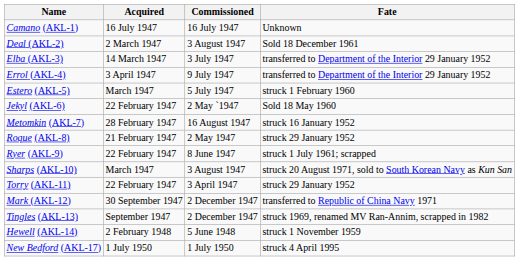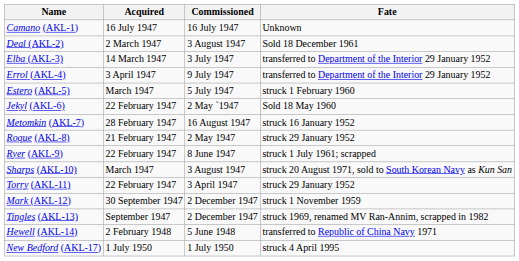(350, 201) transferred to Republic of China Navy 1971 -> (312, 201) struck 1 November 1959
(312, 232) struck 1 November 1959 -> (350, 232) transferred to Republic of China Navy 1971
